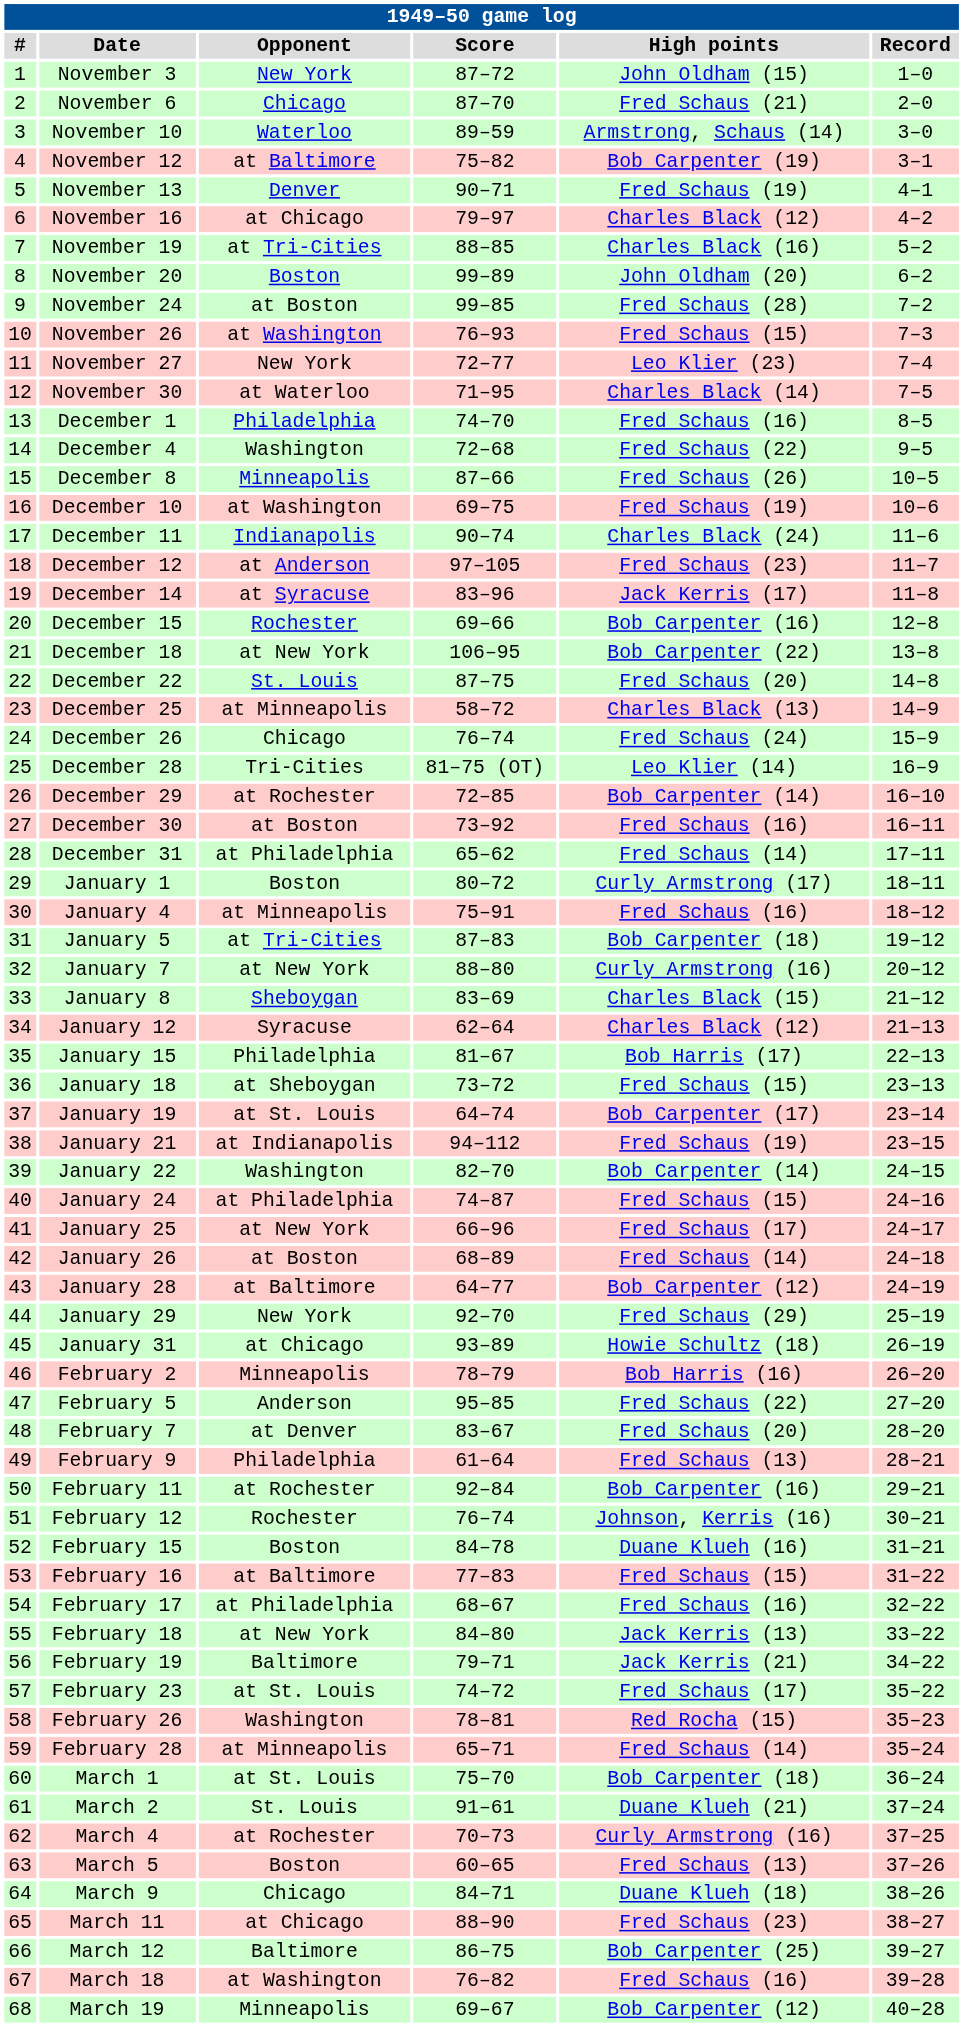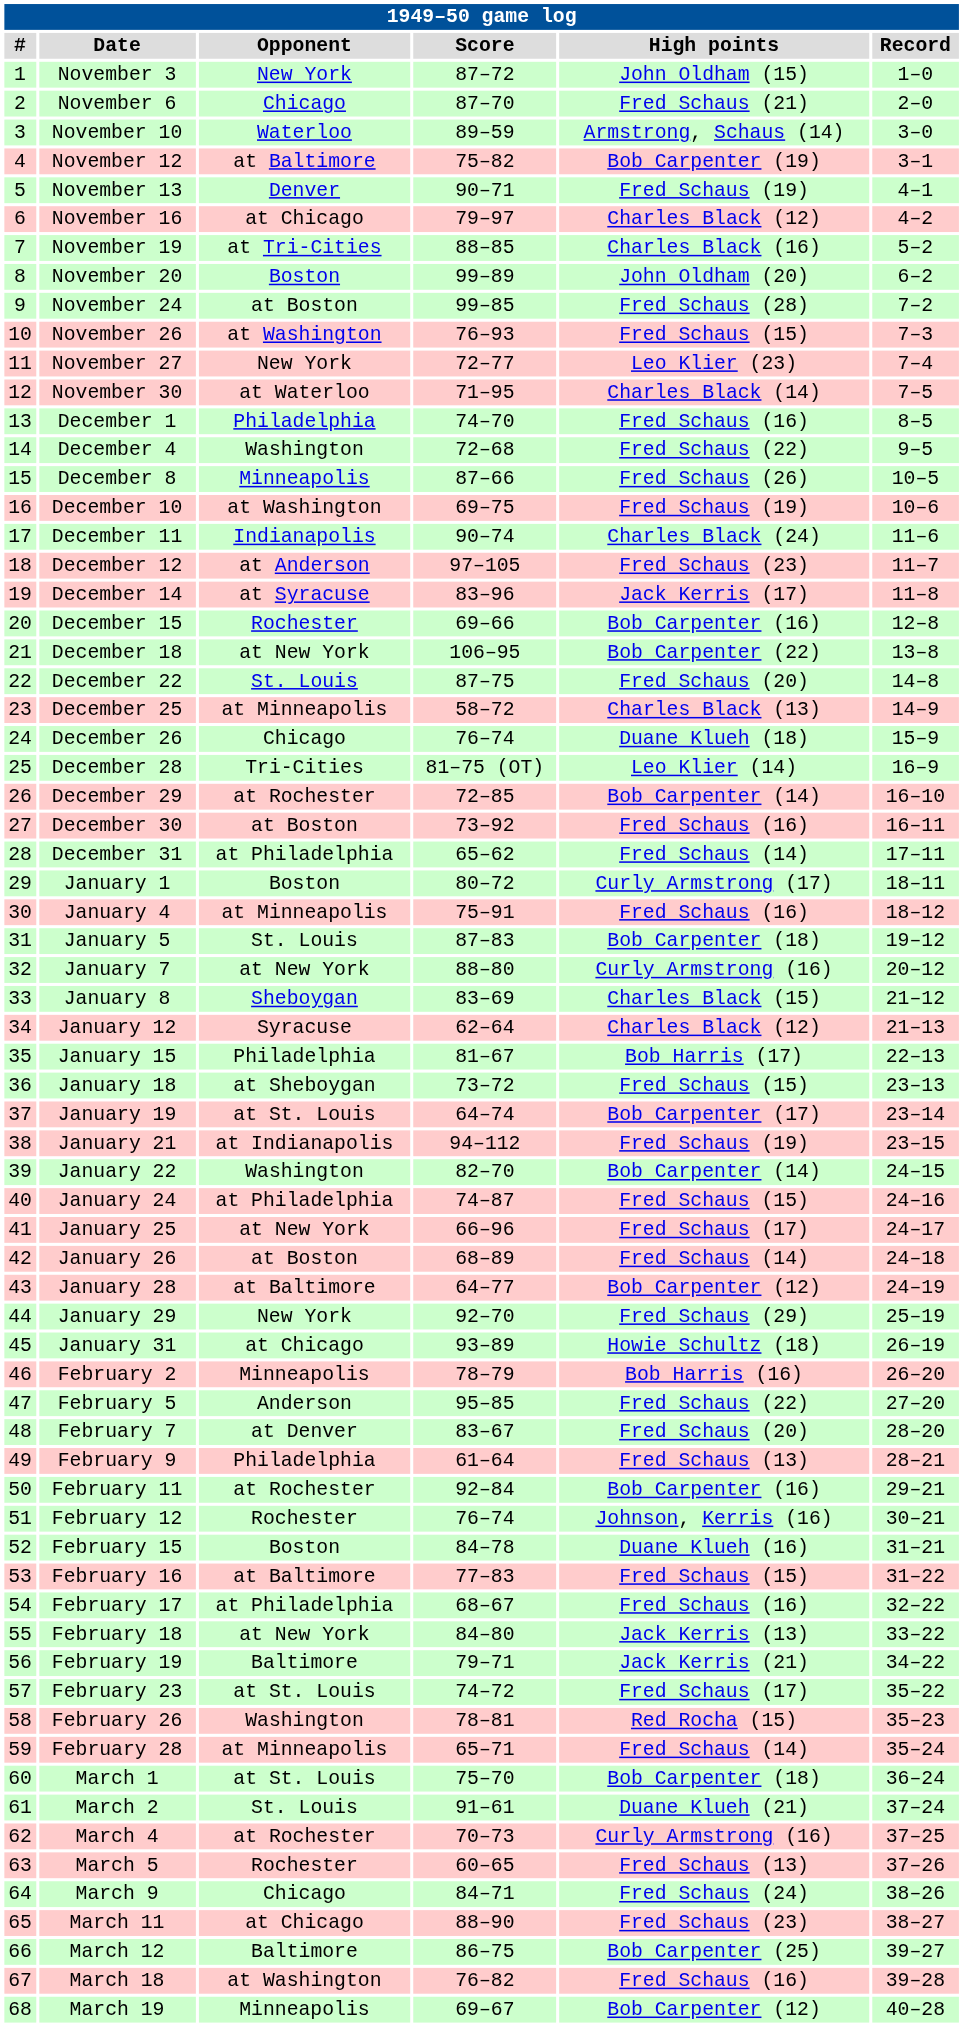(714, 738) Fred Schaus (24) -> (714, 738) Duane Klueh (18)
(304, 941) at Tri-Cities -> (304, 941) St. Louis
(304, 1865) Boston -> (304, 1865) Rochester
(714, 1894) Duane Klueh (18) -> (714, 1894) Fred Schaus (24)
